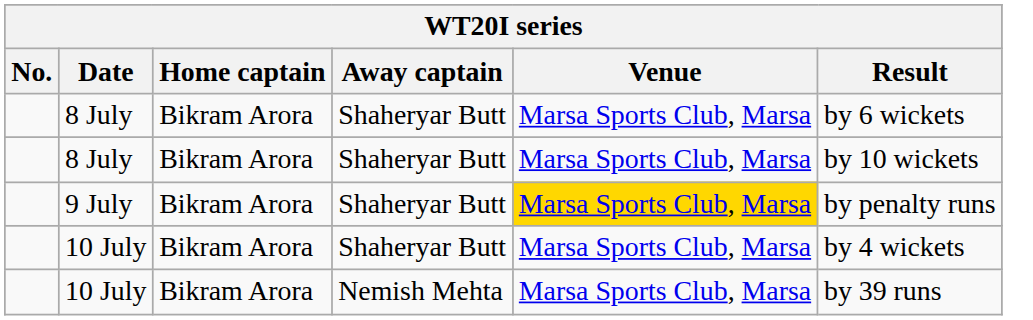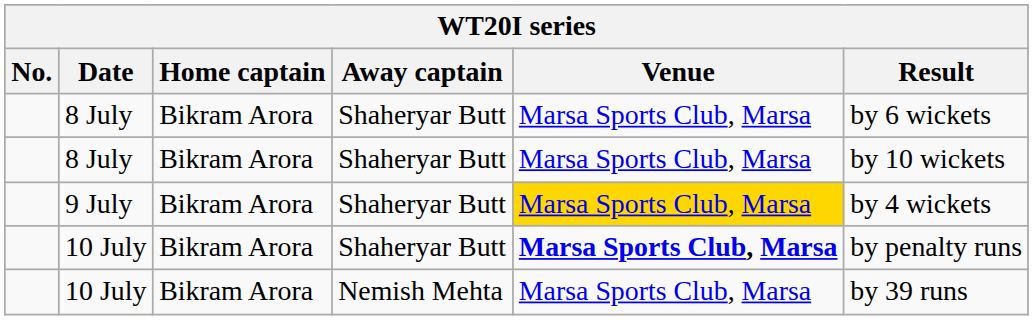(910, 203) by penalty runs -> (921, 203) by 4 wickets
(665, 247) normal -> (678, 247) bold
(894, 247) by 4 wickets -> (936, 247) by penalty runs
